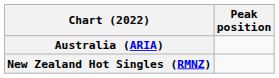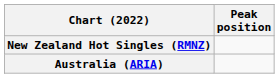rows swapped: (109, 45) <-> (109, 64)
